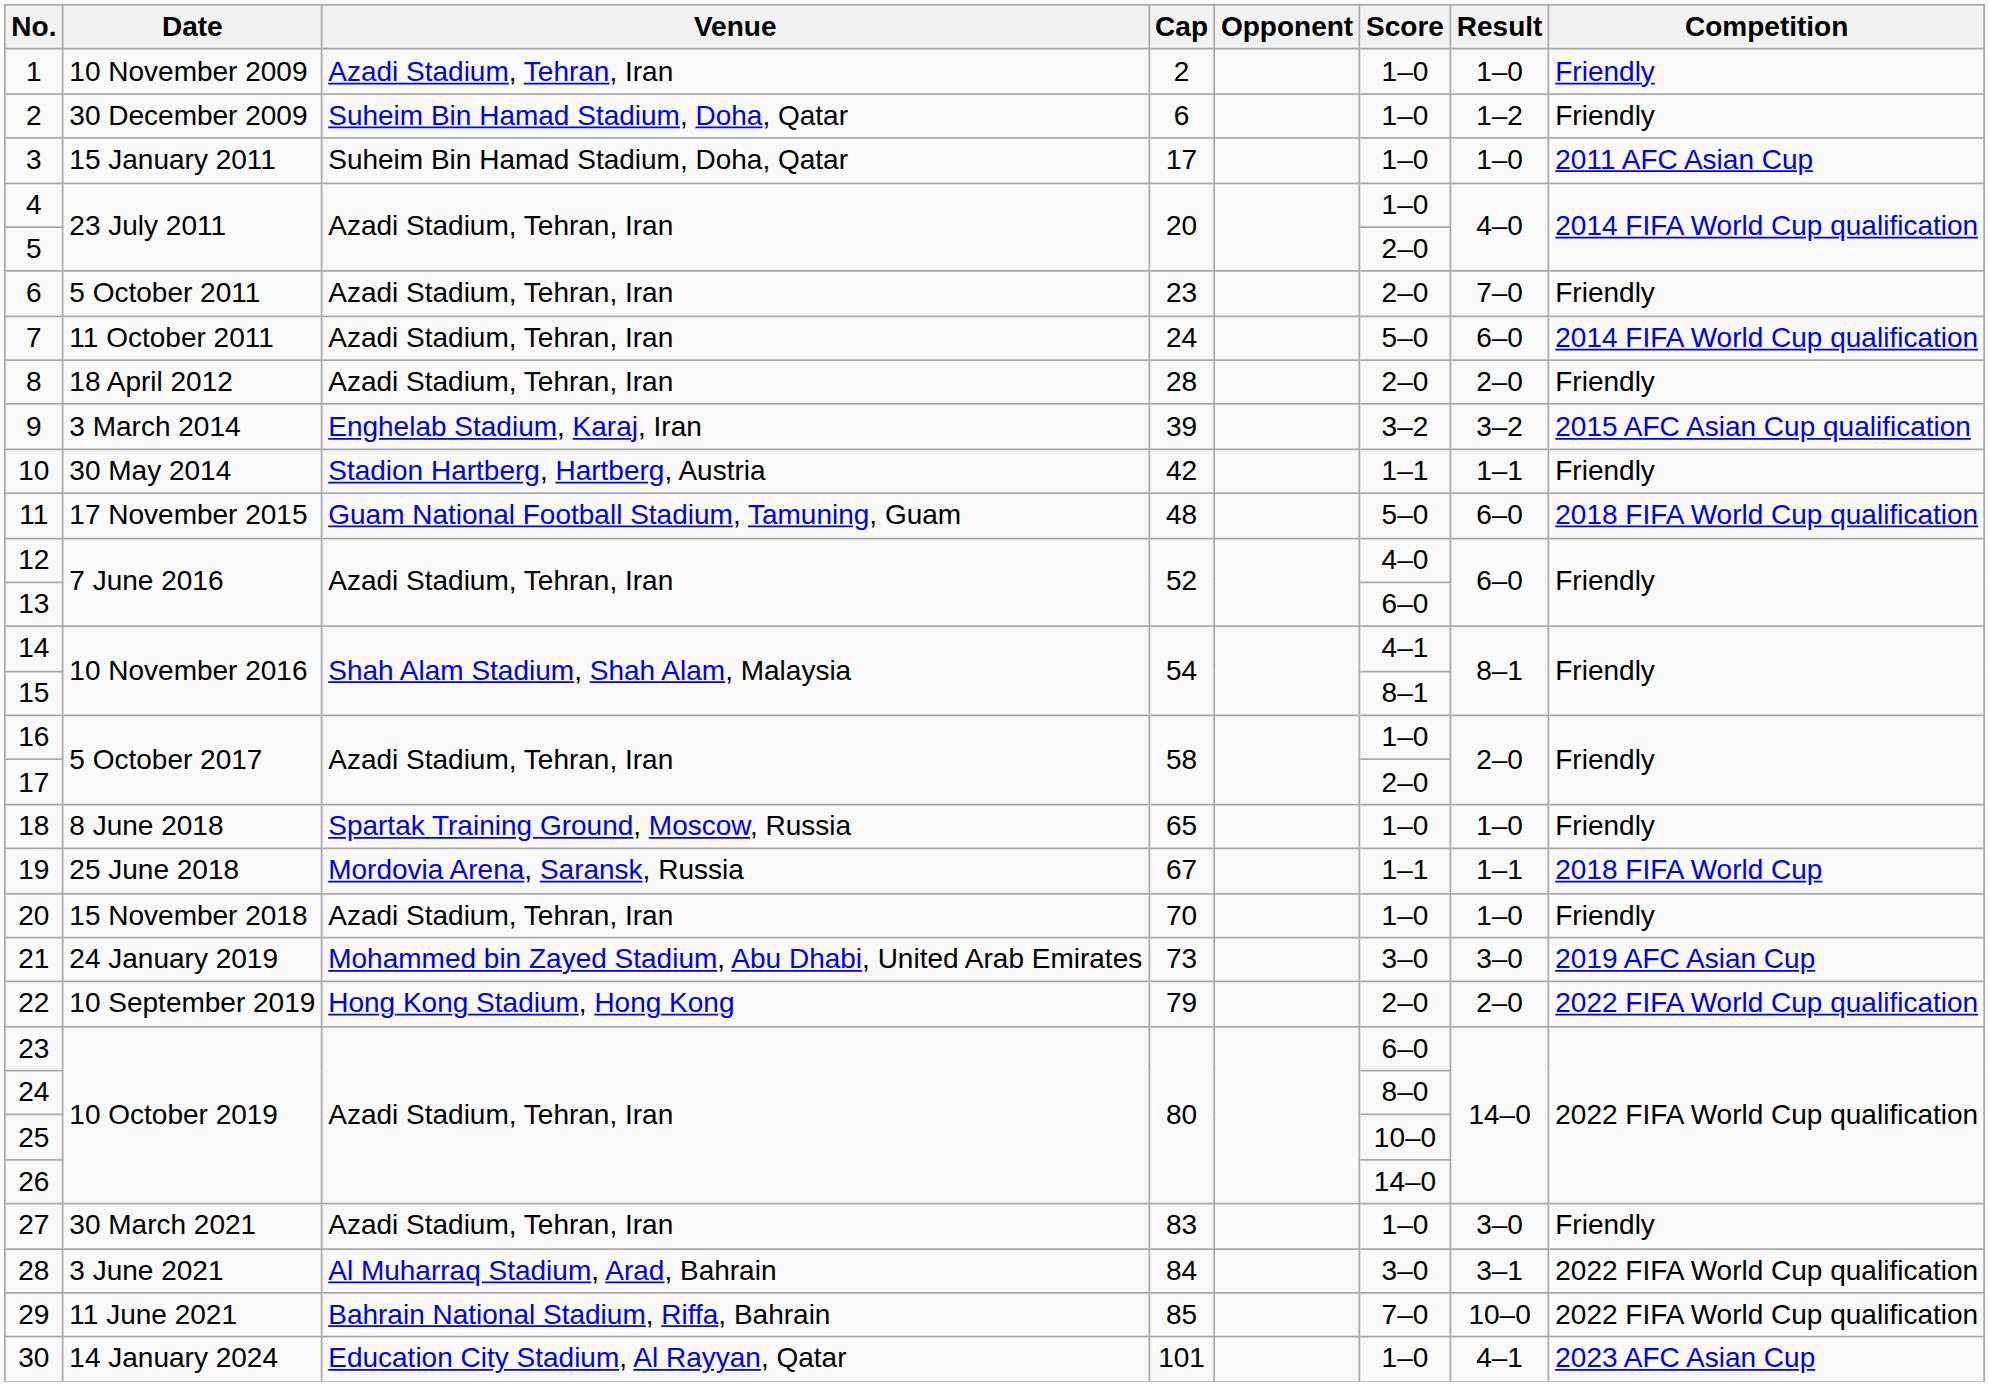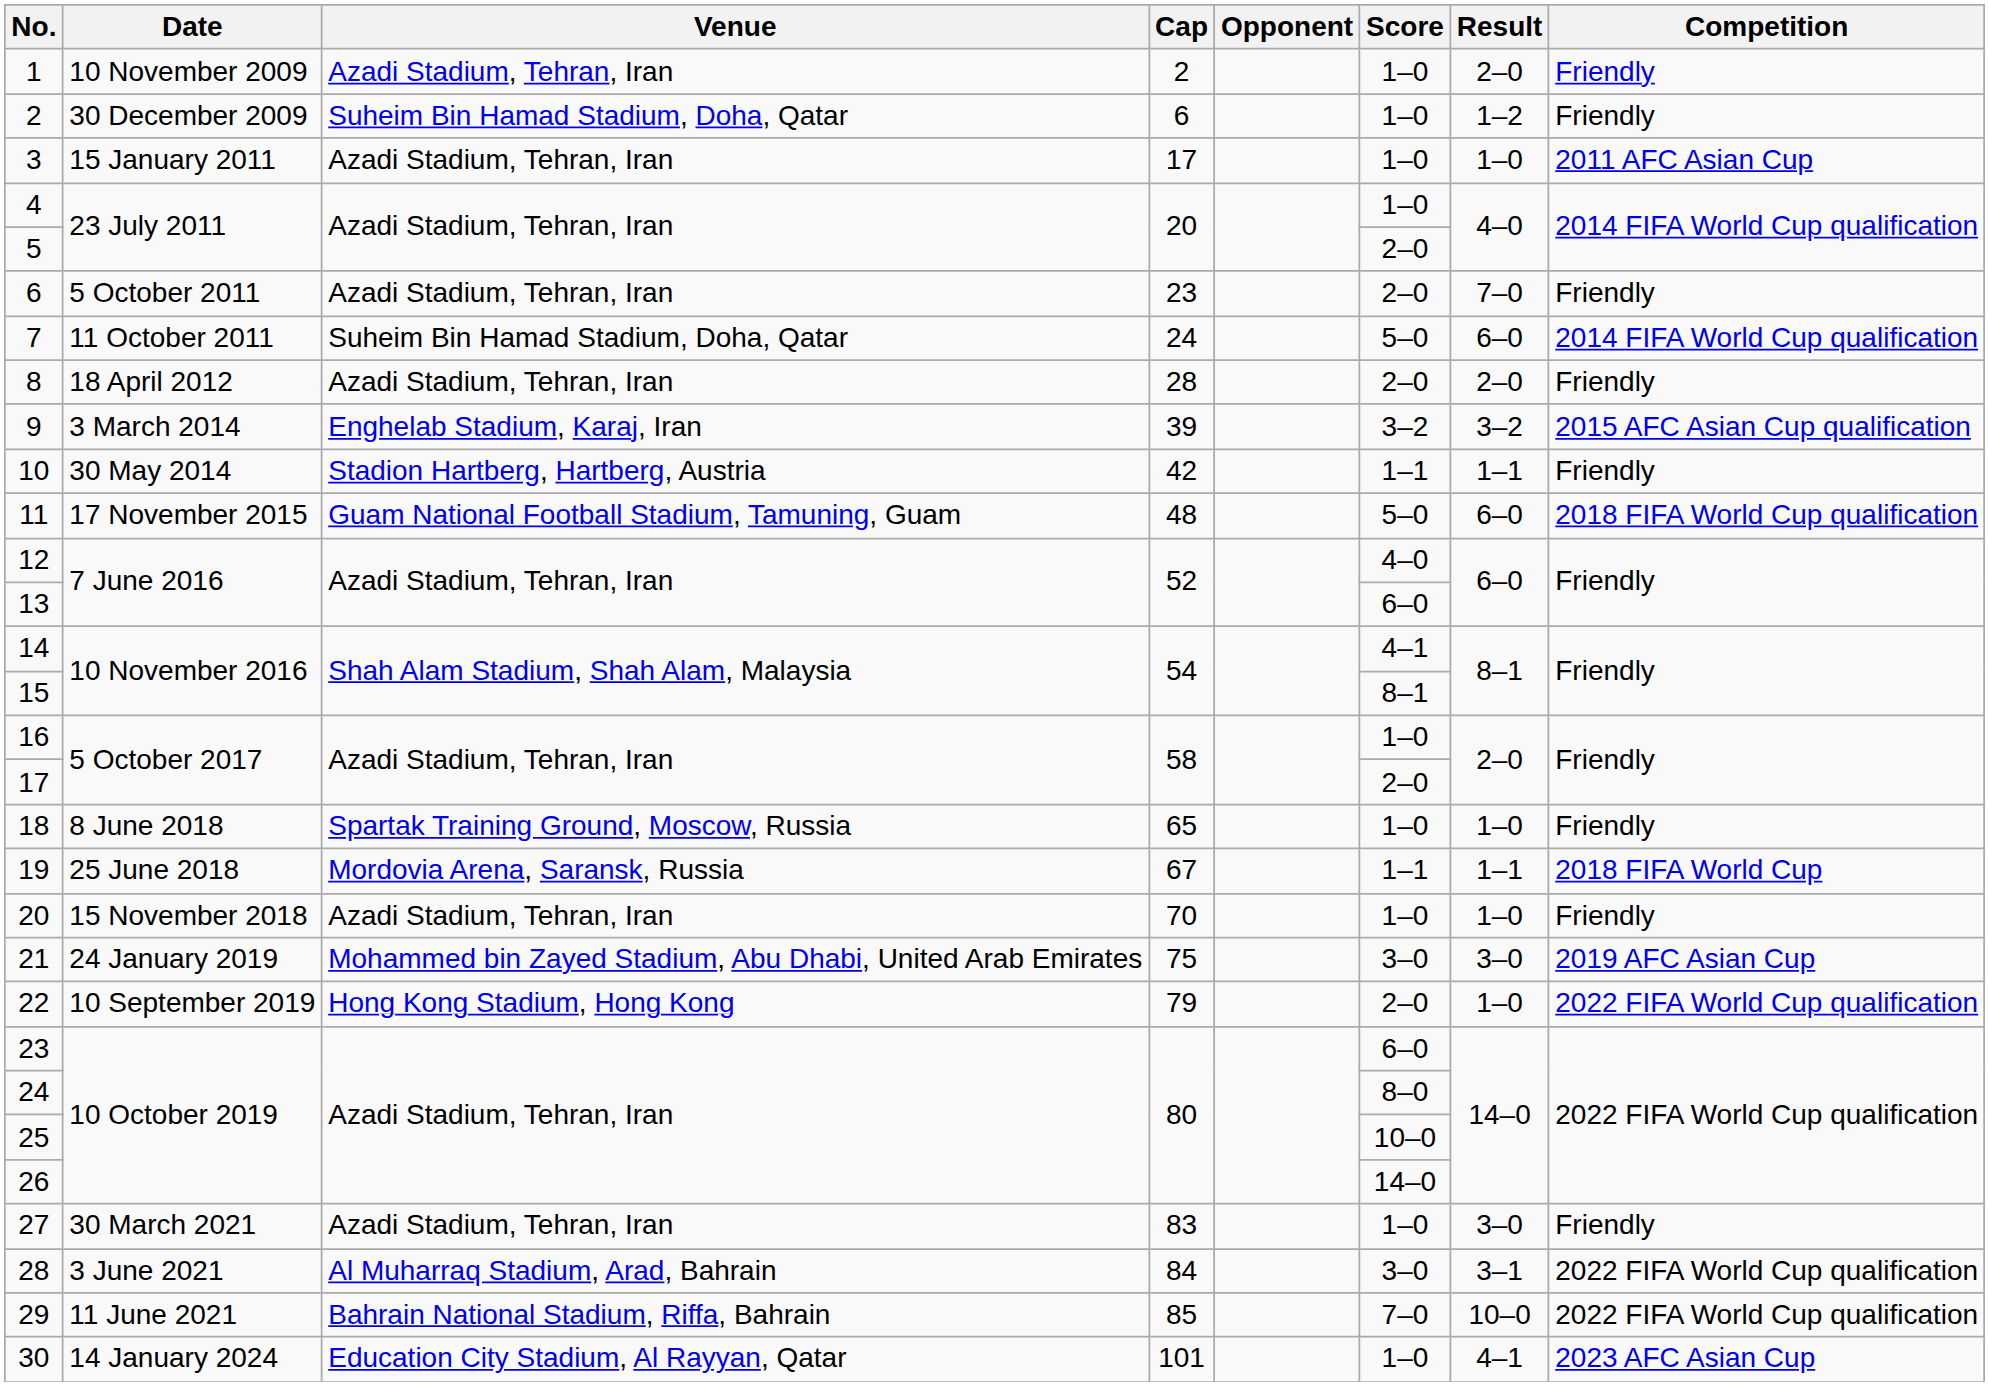(1500, 71) 1–0 -> (1500, 71) 2–0
(588, 159) Suheim Bin Hamad Stadium, Doha, Qatar -> (501, 159) Azadi Stadium, Tehran, Iran
(501, 337) Azadi Stadium, Tehran, Iran -> (588, 337) Suheim Bin Hamad Stadium, Doha, Qatar
(1182, 959) 73 -> (1182, 959) 75
(1500, 1003) 2–0 -> (1500, 1003) 1–0
